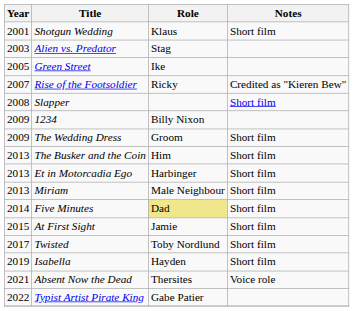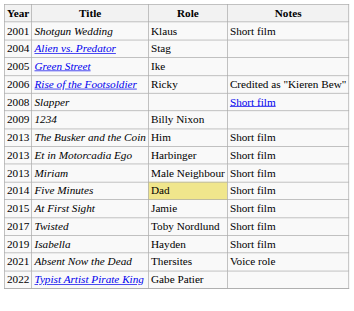(18, 48) 2003 -> (18, 48) 2004
(18, 84) 2007 -> (18, 84) 2006
- row: (78, 137)
